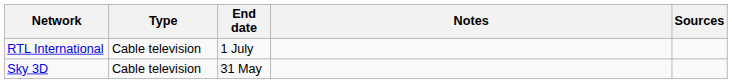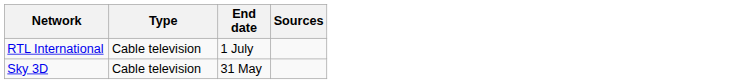- column: (471, 21)
